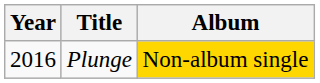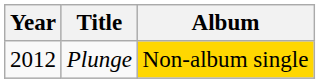(33, 59) 2016 -> (33, 59) 2012
